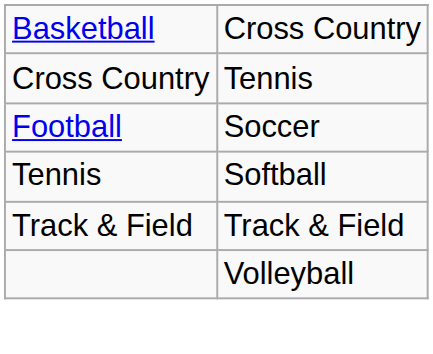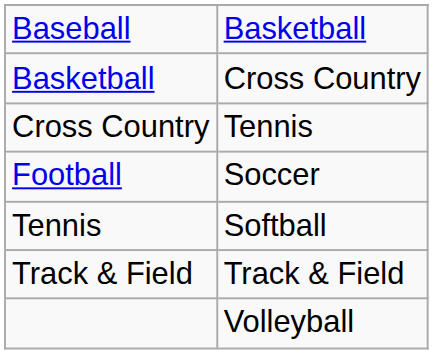+ row: (71, 28)
